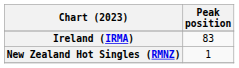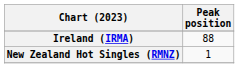(208, 39) 83 -> (208, 39) 88
